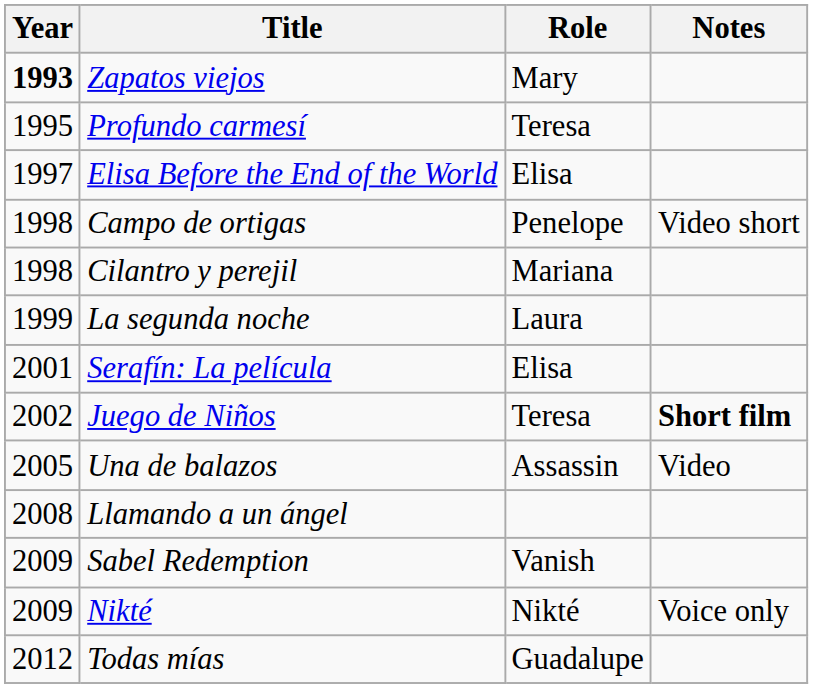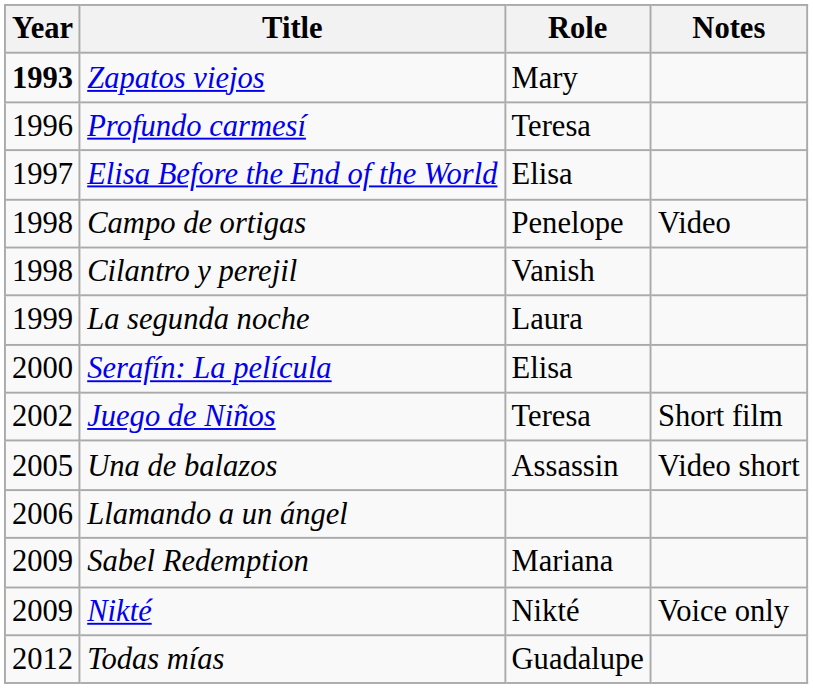(43, 125) 1995 -> (43, 125) 1996
(729, 222) Video short -> (694, 222) Video
(562, 271) Mariana -> (553, 271) Vanish
(43, 367) 2001 -> (43, 367) 2000
(725, 416) bold -> (720, 416) normal
(694, 464) Video -> (729, 464) Video short
(43, 513) 2008 -> (43, 513) 2006
(553, 561) Vanish -> (562, 561) Mariana
